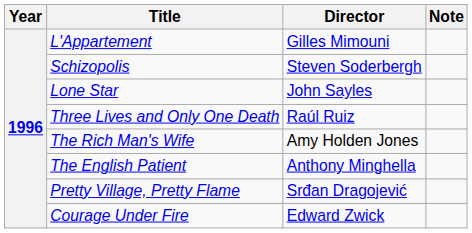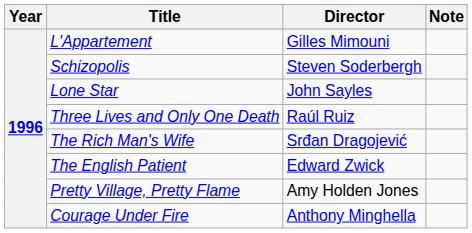(352, 141) Amy Holden Jones -> (347, 141) Srđan Dragojević
(351, 166) Anthony Minghella -> (335, 166) Edward Zwick
(347, 191) Srđan Dragojević -> (352, 191) Amy Holden Jones
(335, 215) Edward Zwick -> (351, 215) Anthony Minghella
